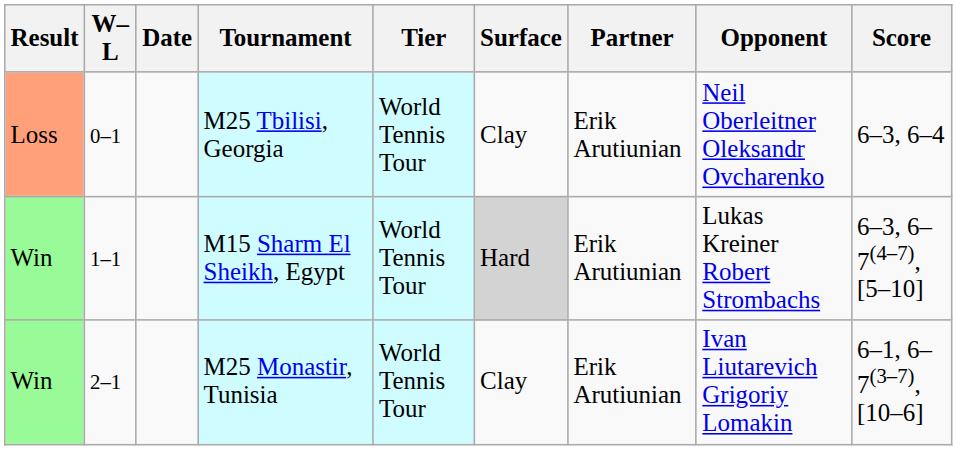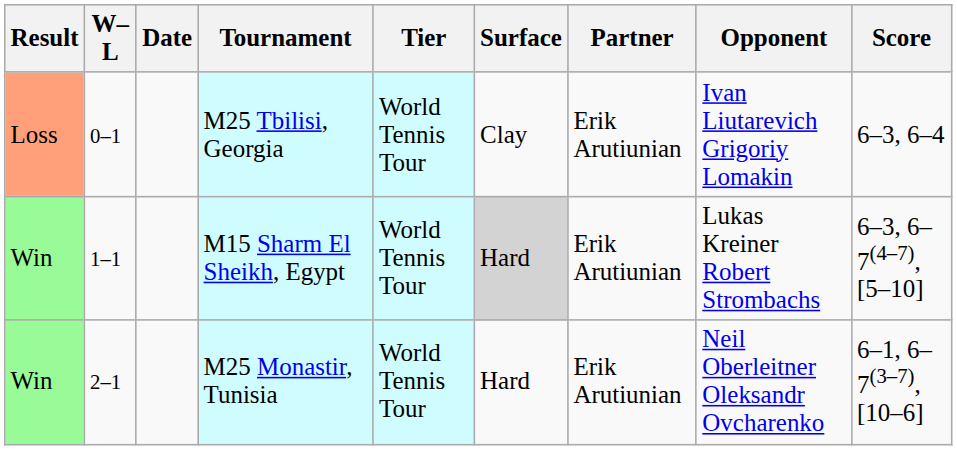(763, 134) Neil Oberleitner Oleksandr Ovcharenko -> (760, 134) Ivan Liutarevich Grigoriy Lomakin
(504, 381) Clay -> (505, 381) Hard
(760, 381) Ivan Liutarevich Grigoriy Lomakin -> (763, 381) Neil Oberleitner Oleksandr Ovcharenko
